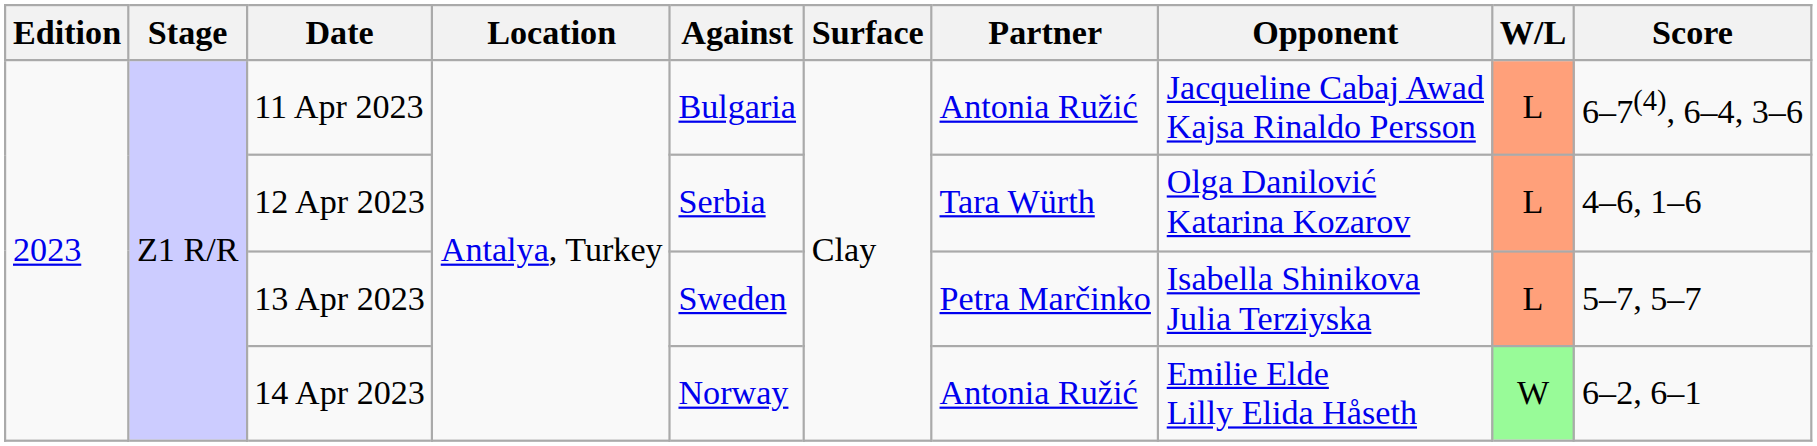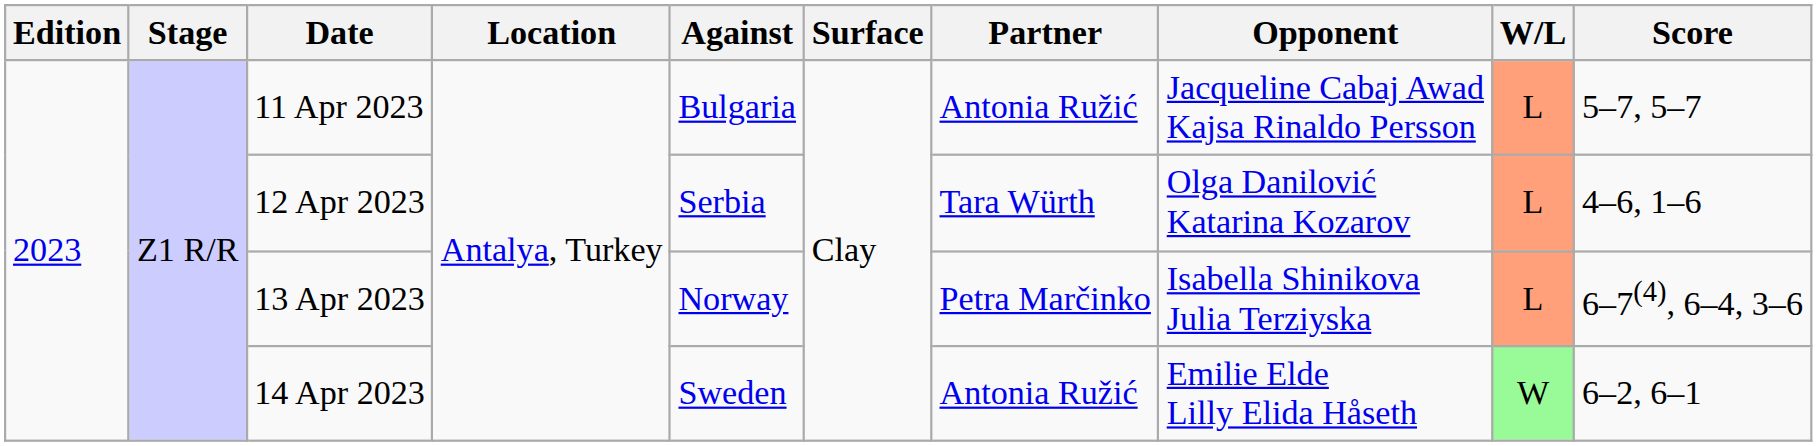(1692, 106) 6–7(4), 6–4, 3–6 -> (1642, 106) 5–7, 5–7
(733, 296) Sweden -> (733, 296) Norway
(1642, 296) 5–7, 5–7 -> (1692, 296) 6–7(4), 6–4, 3–6
(733, 391) Norway -> (733, 391) Sweden
